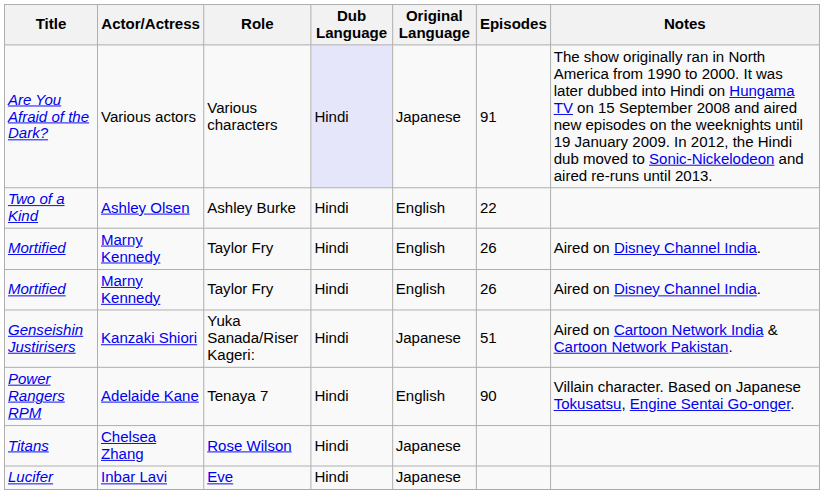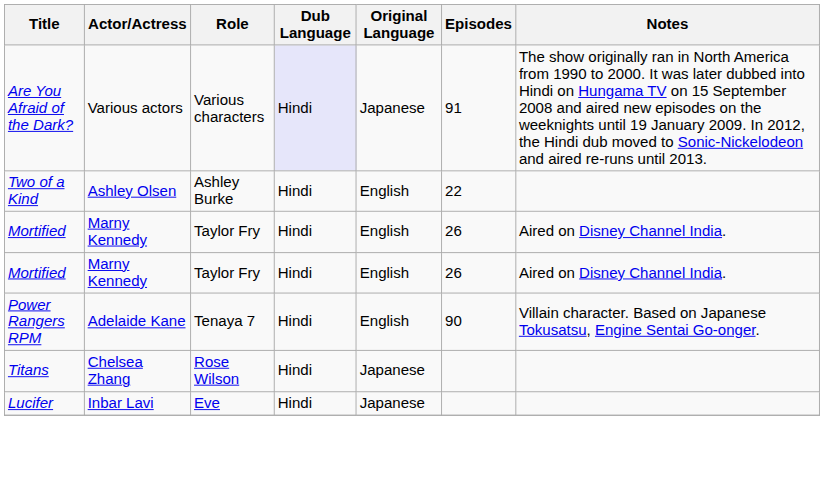- row: (46, 338)
